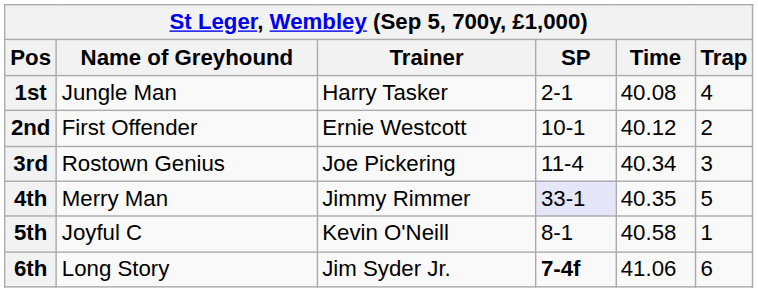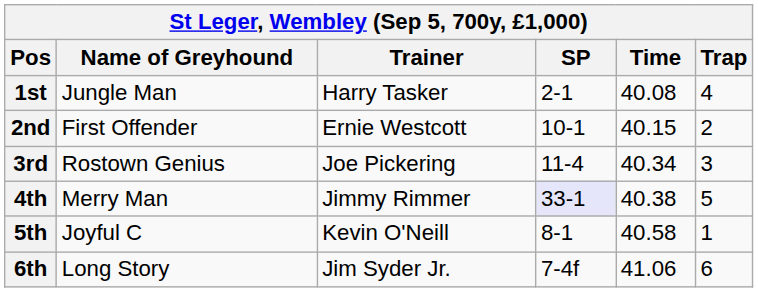(649, 127) 40.12 -> (649, 127) 40.15
(649, 198) 40.35 -> (649, 198) 40.38
(561, 269) bold -> (560, 269) normal
